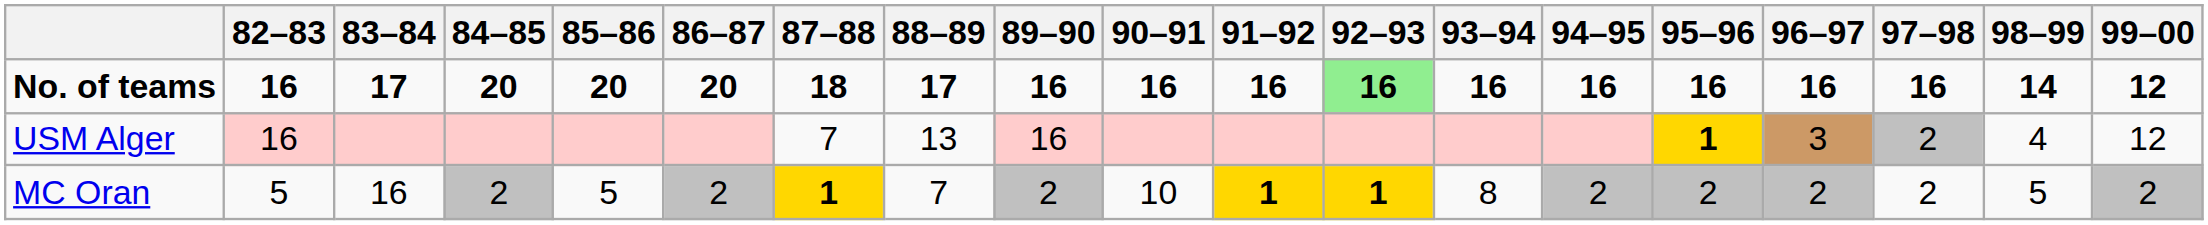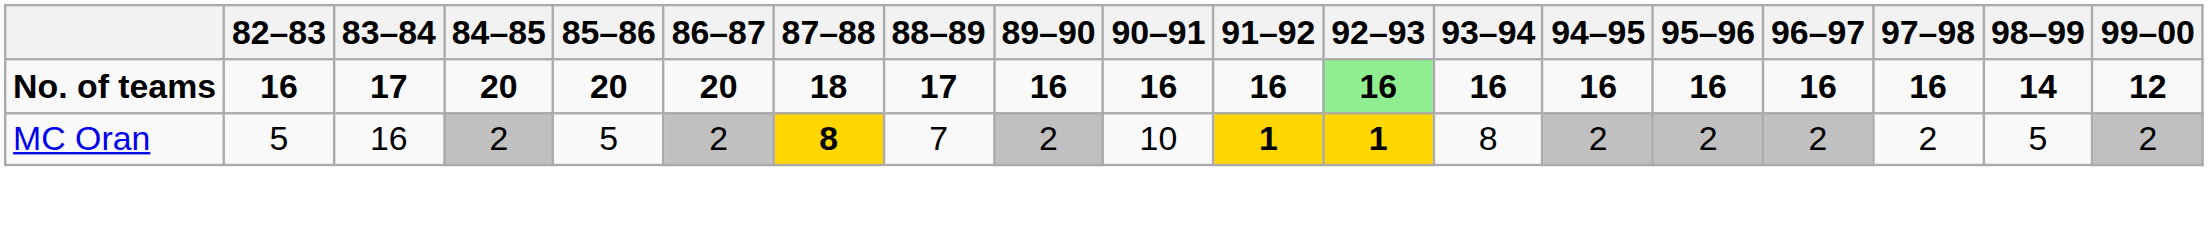- row: (94, 139)
(829, 193) 1 -> (829, 139) 8
